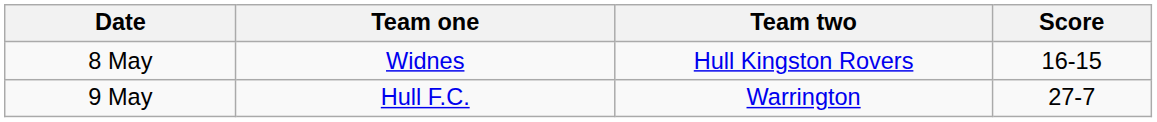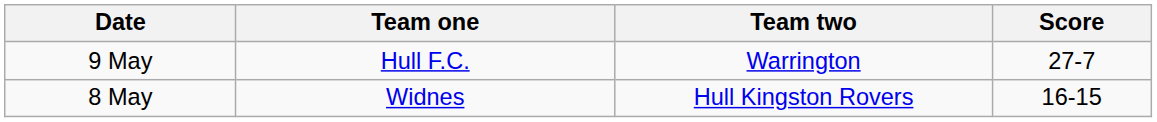rows swapped: (120, 60) <-> (120, 97)
